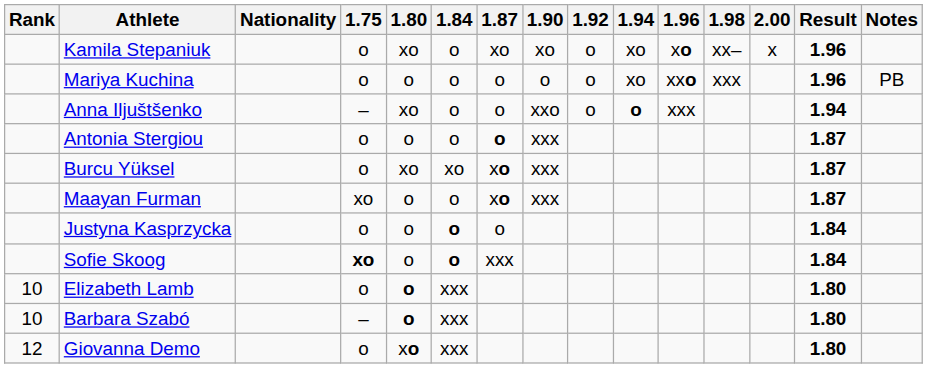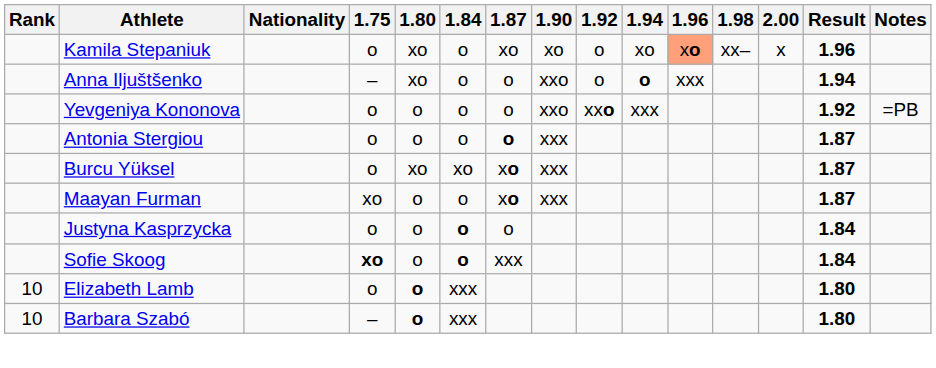(681, 50) no background -> (690, 50) lightsalmon background
- row: (129, 79)
+ row: (152, 109)
- row: (132, 348)
